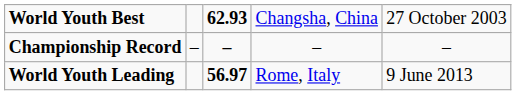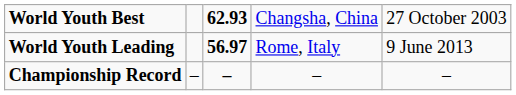rows swapped: (95, 47) <-> (92, 75)
